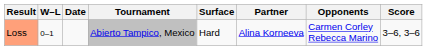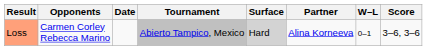columns swapped: (50, 12) <-> (343, 12)
(209, 32) no background -> (259, 32) lightgrey background
